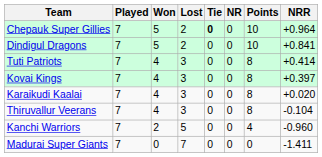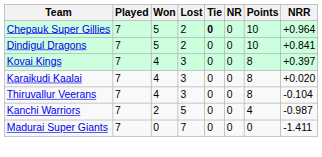- row: (34, 62)
(298, 128) -0.960 -> (298, 111) -0.987
